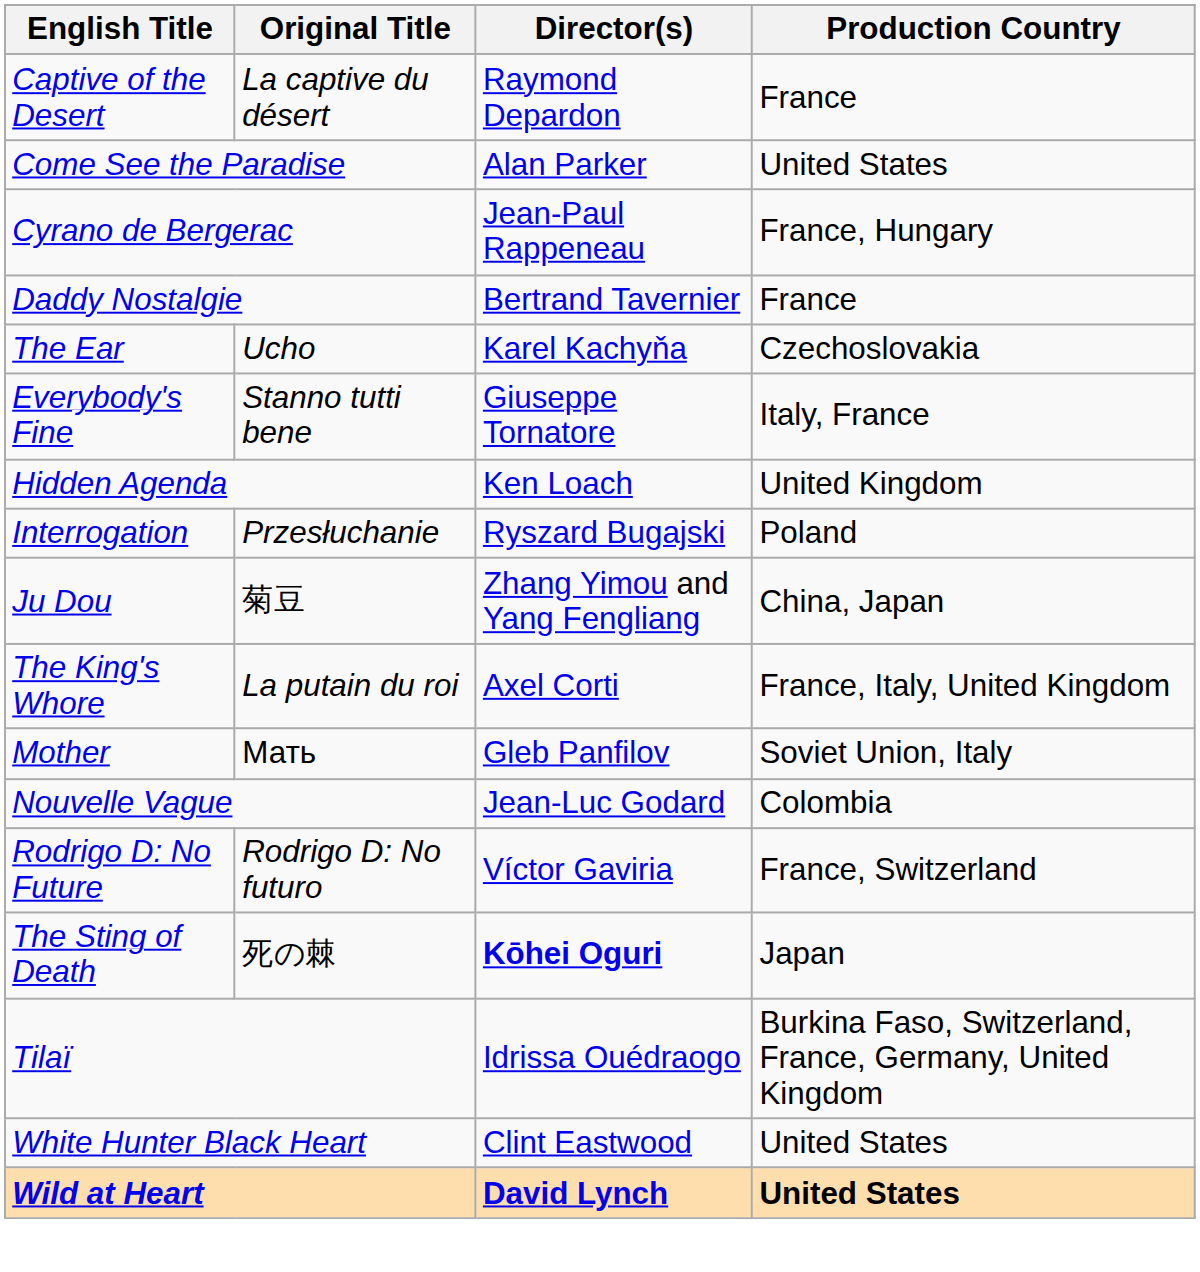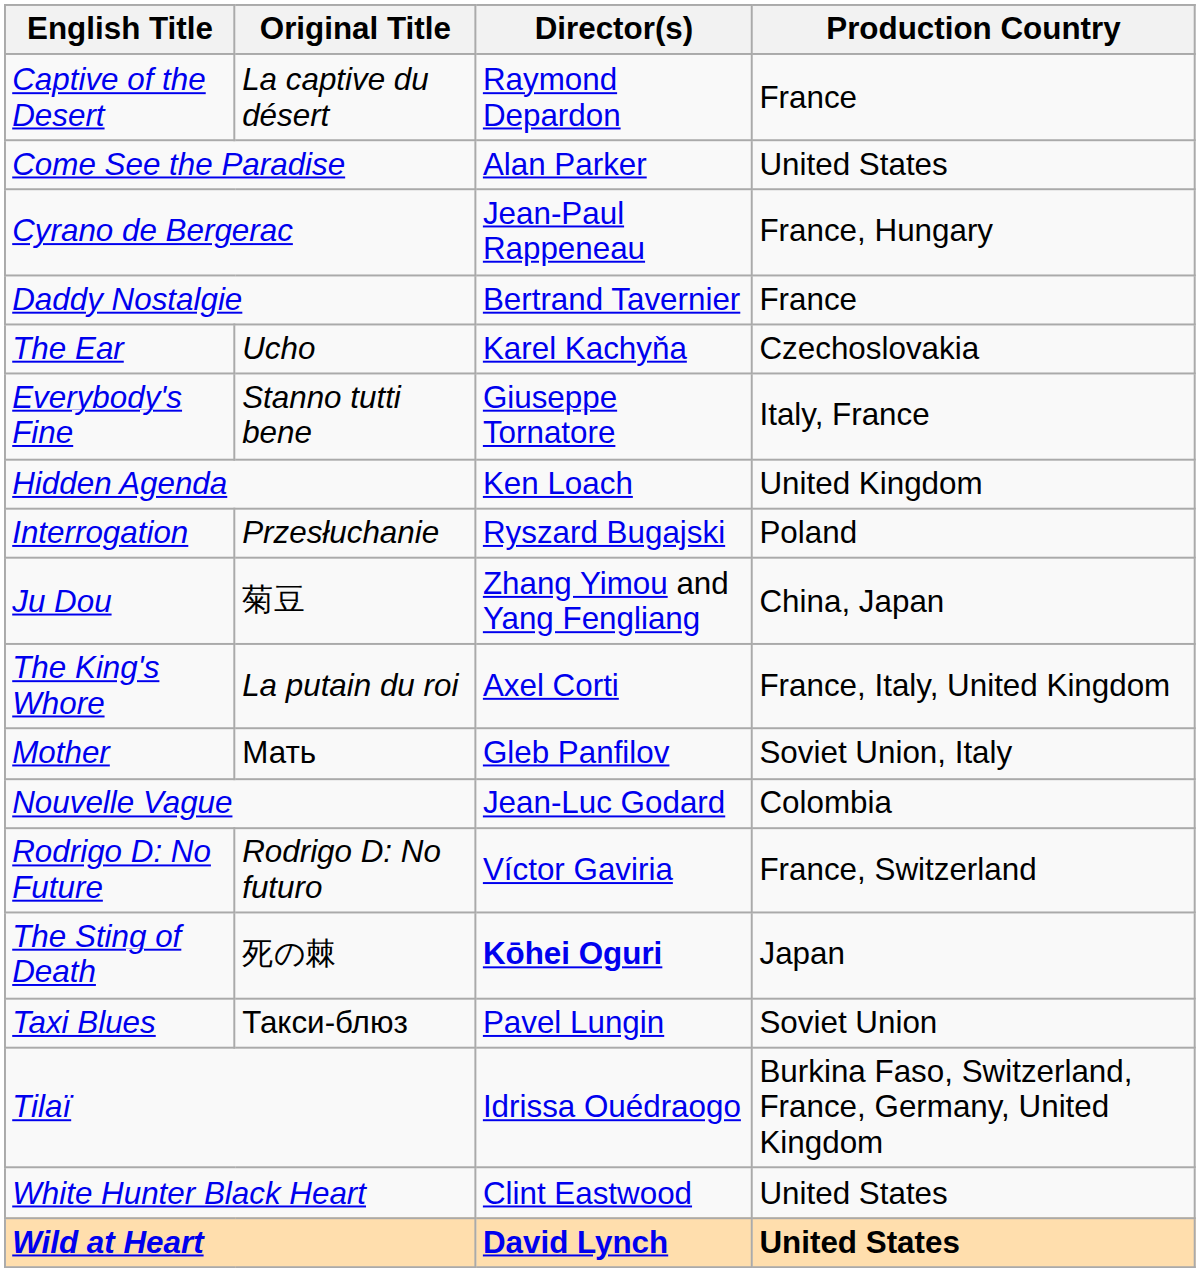+ row: (84, 1022)
